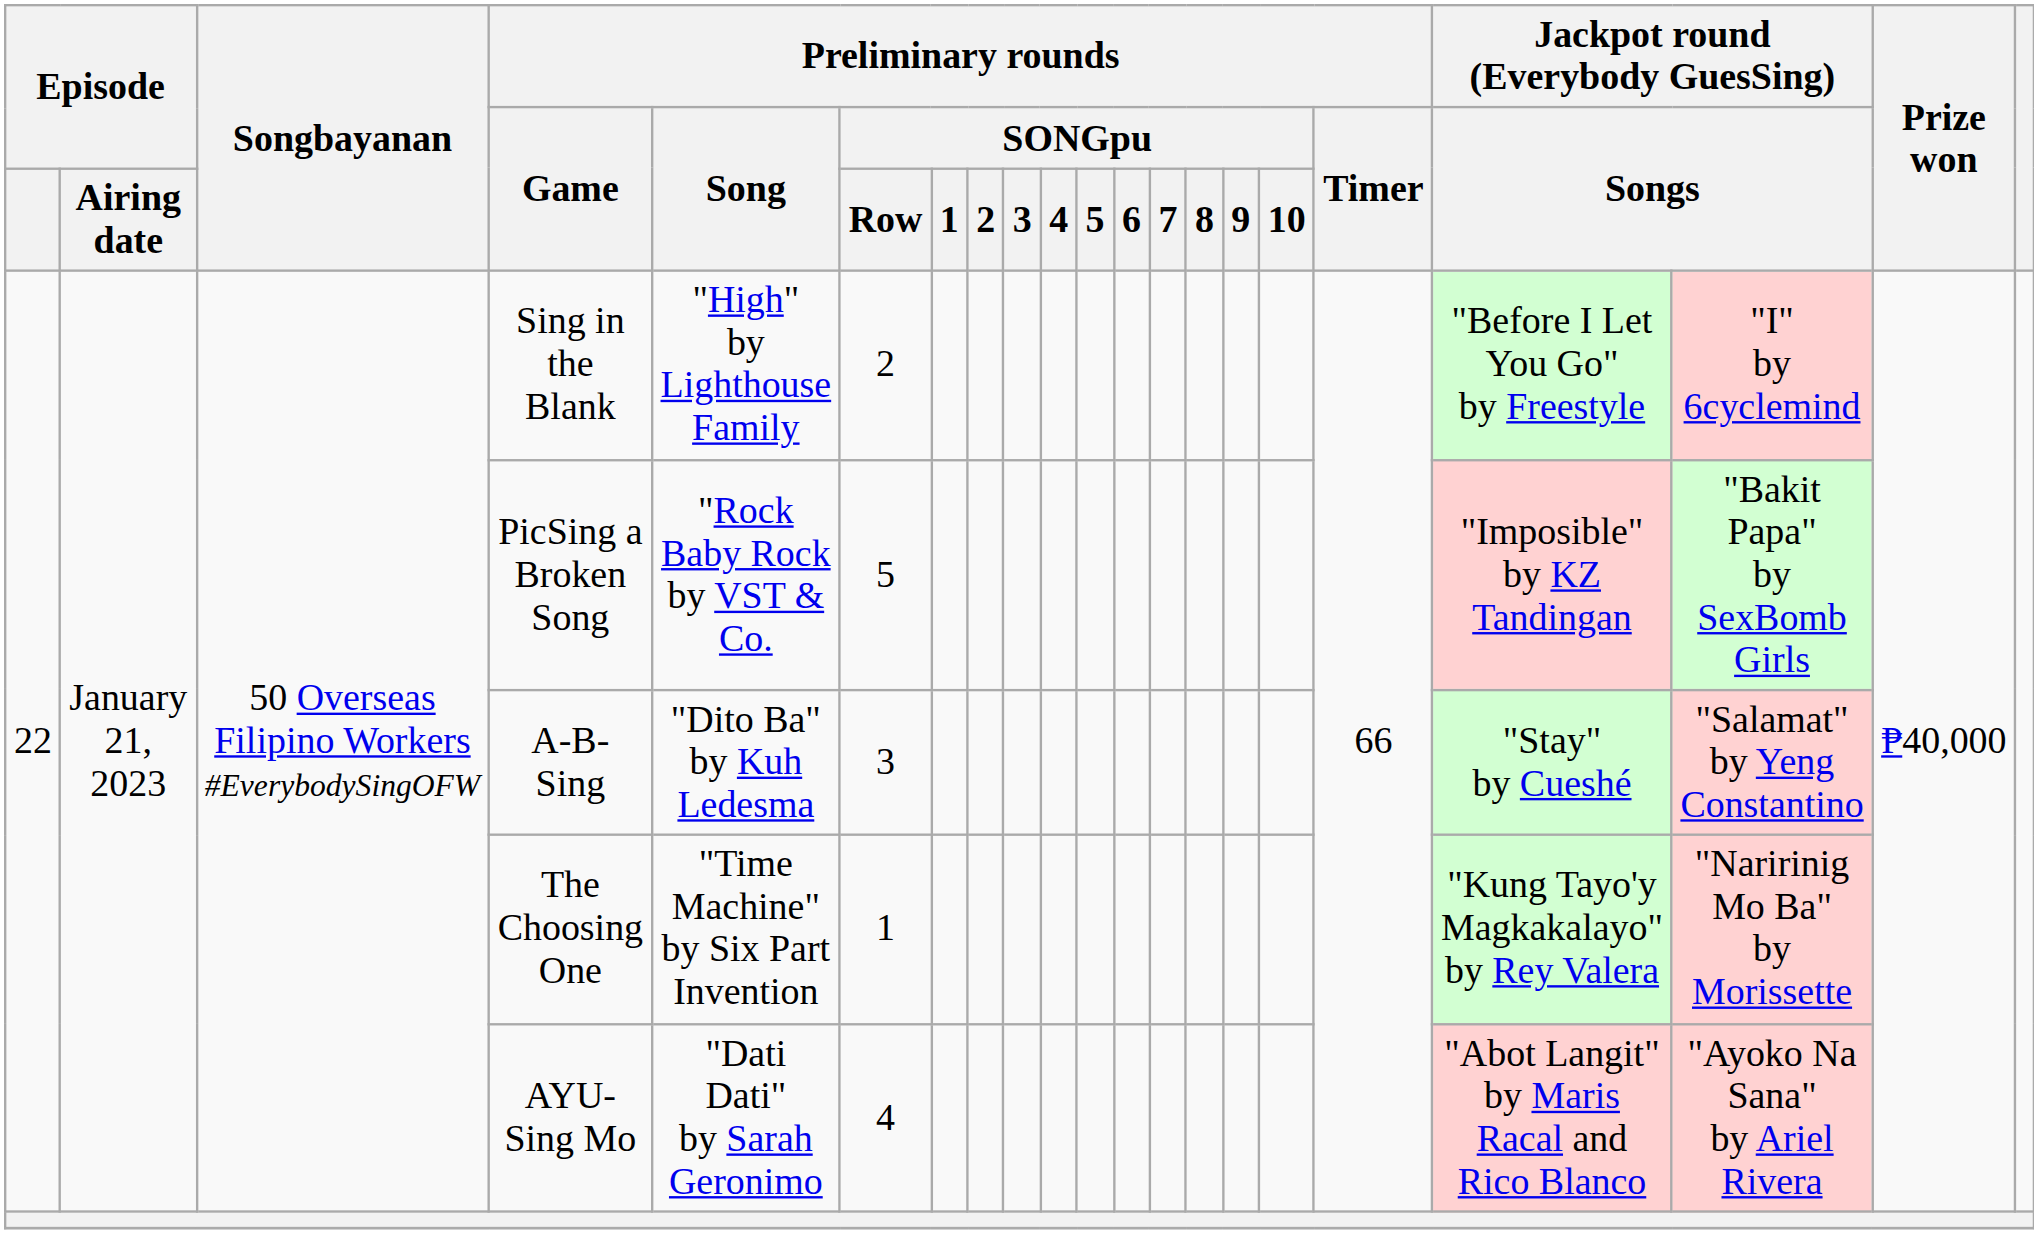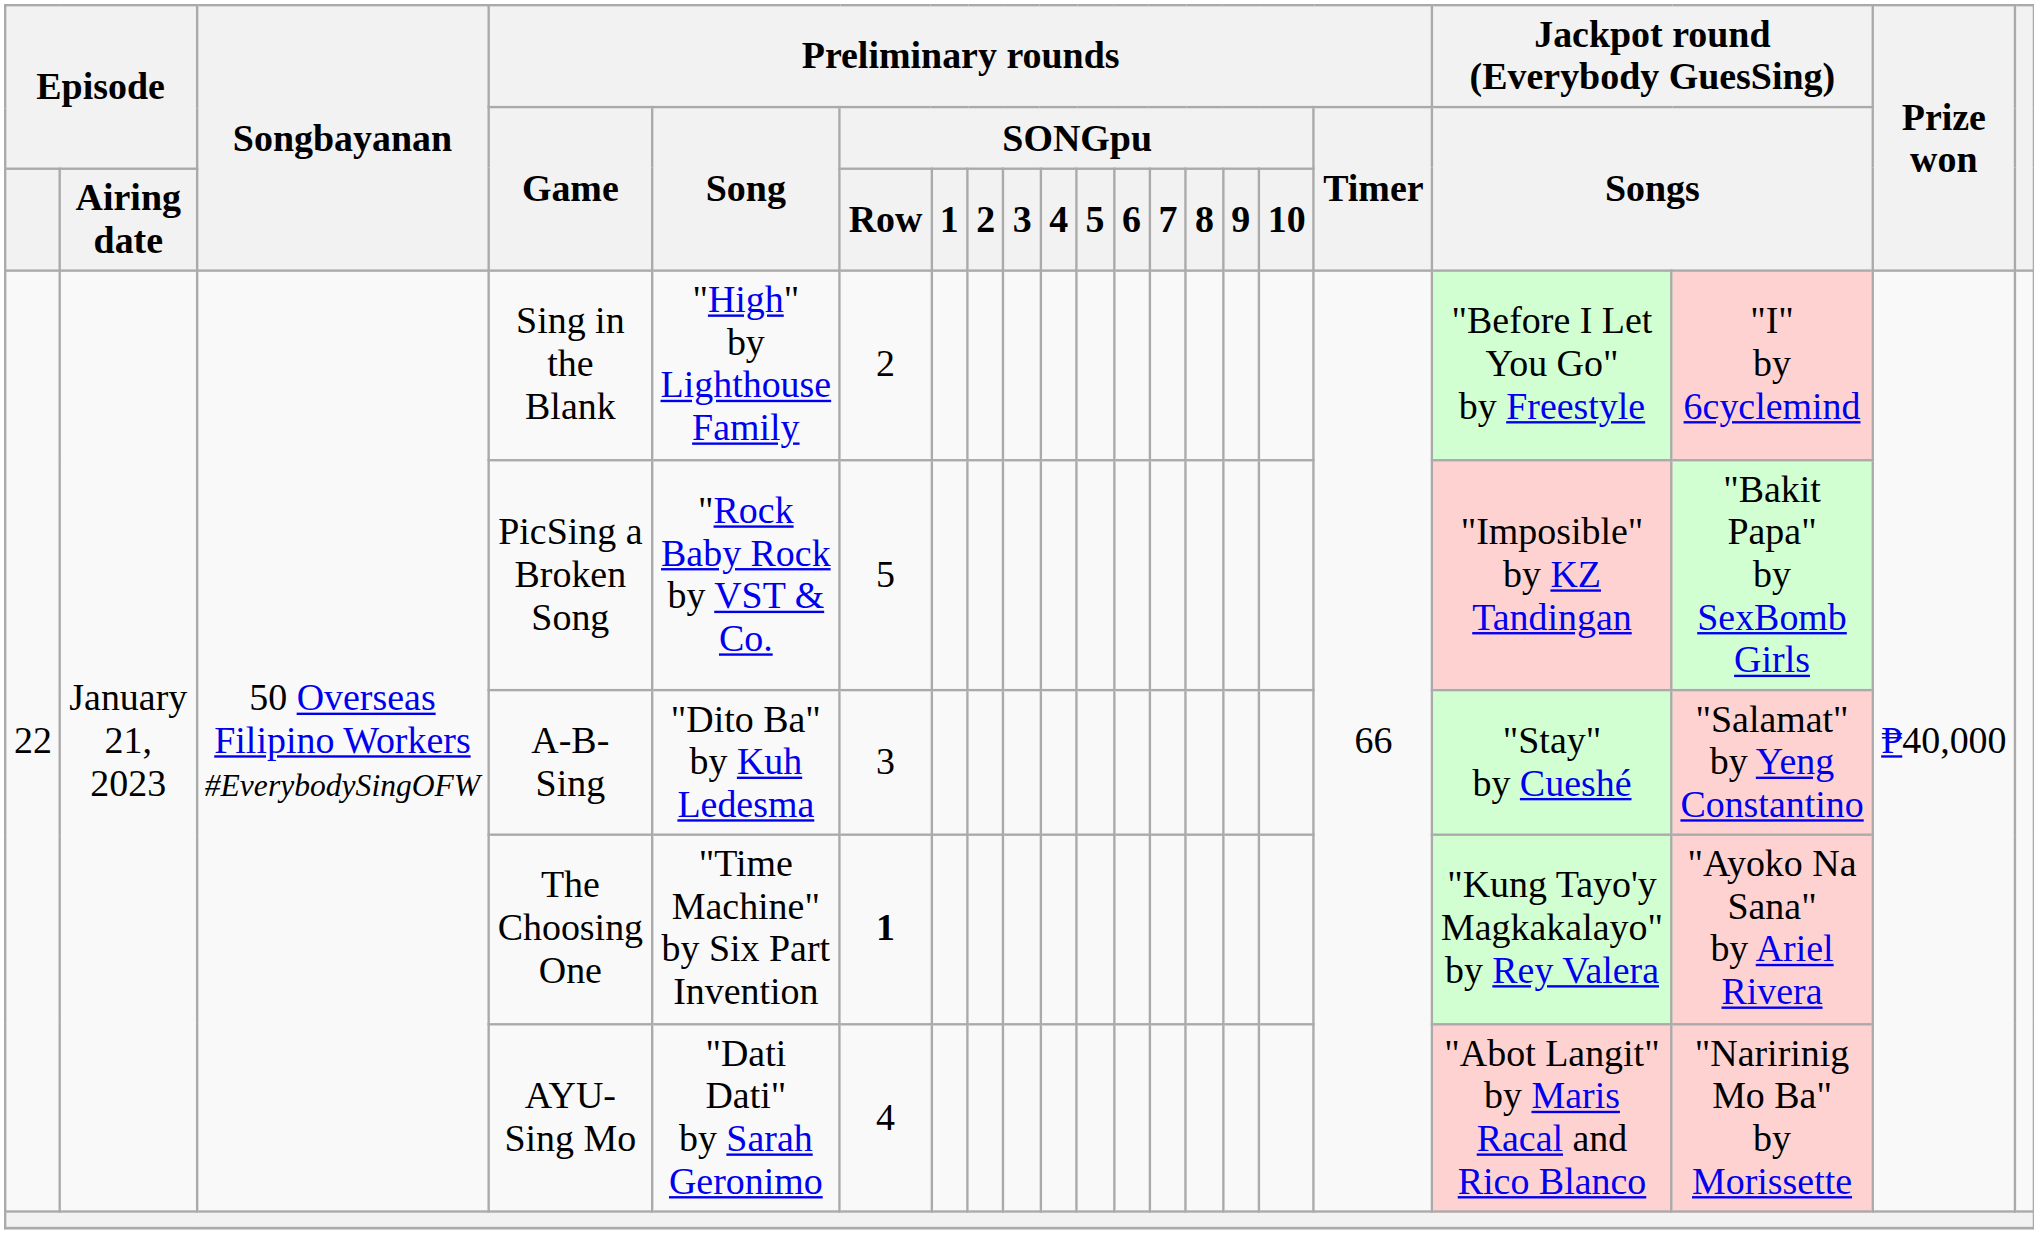(885, 928) normal -> (885, 928) bold
(1772, 928) "Naririnig Mo Ba" by Morissette -> (1772, 928) "Ayoko Na Sana" by Ariel Rivera
(1772, 1116) "Ayoko Na Sana" by Ariel Rivera -> (1772, 1116) "Naririnig Mo Ba" by Morissette
